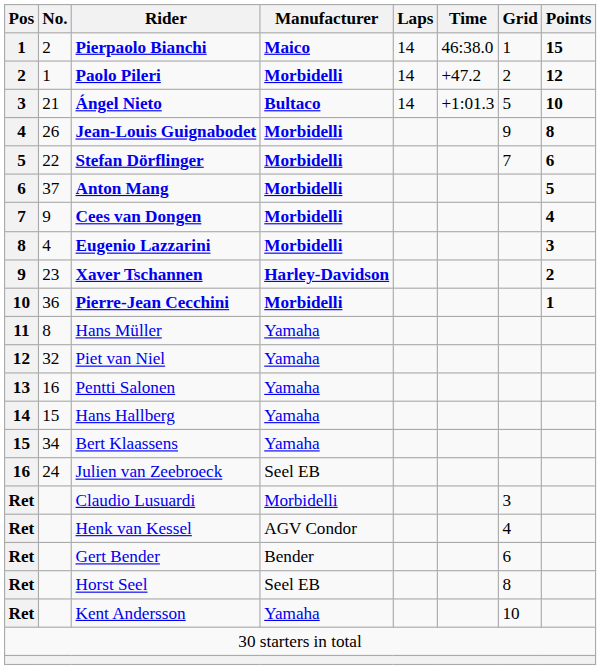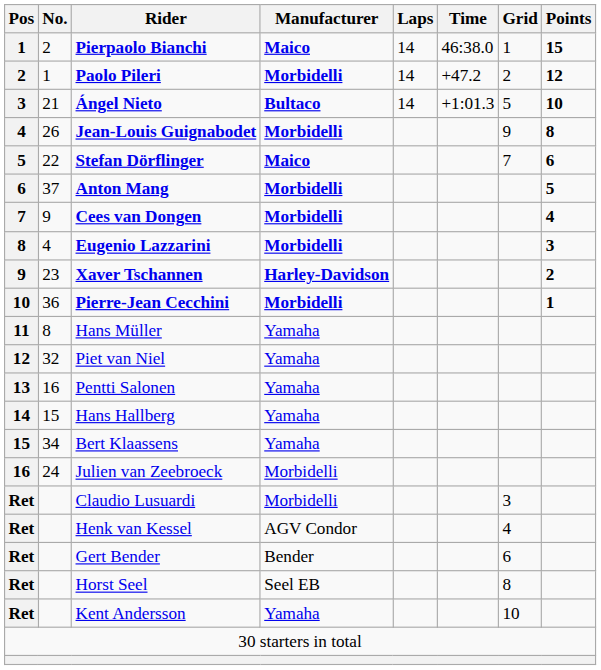(303, 160) Morbidelli -> (287, 160) Maico
(292, 471) Seel EB -> (301, 471) Morbidelli
